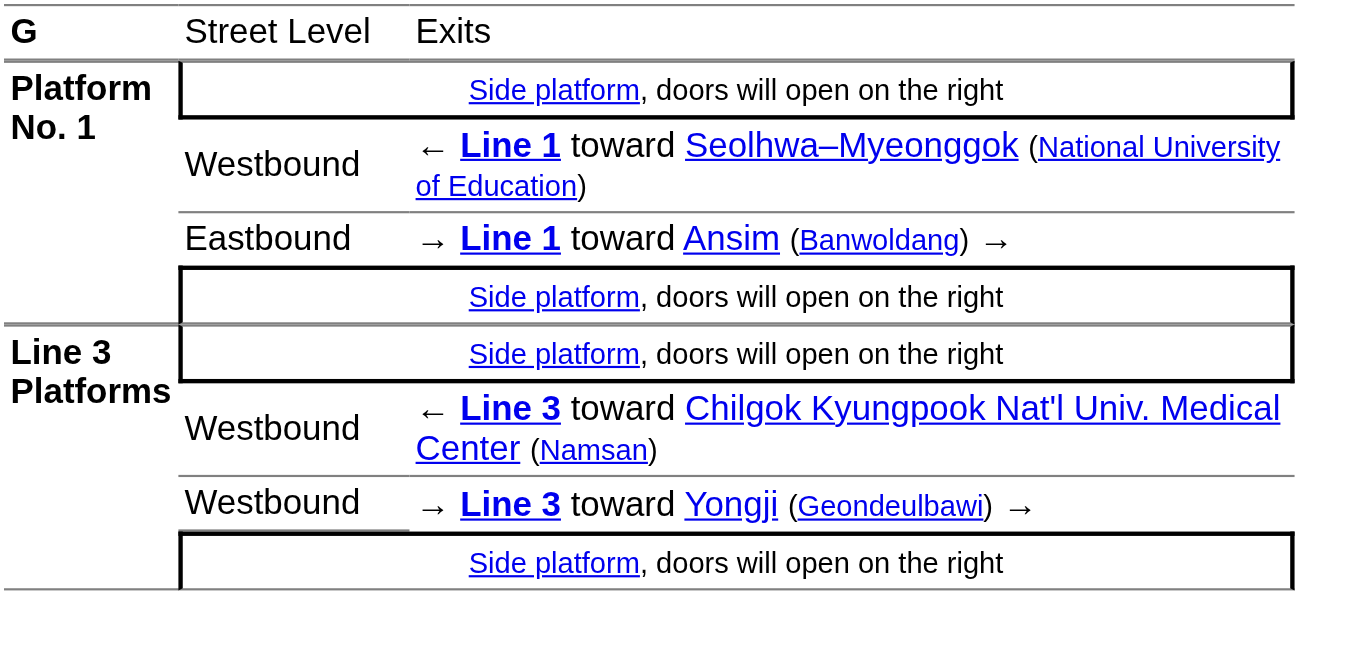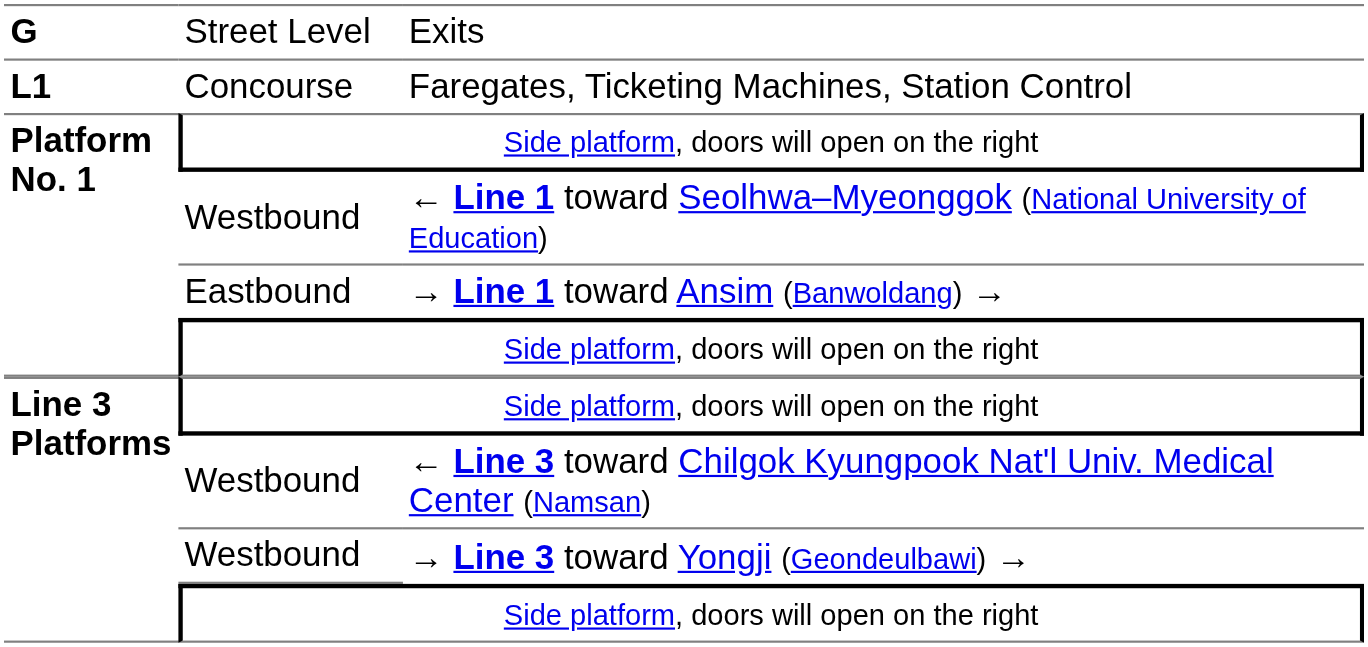+ row: (31, 86)
